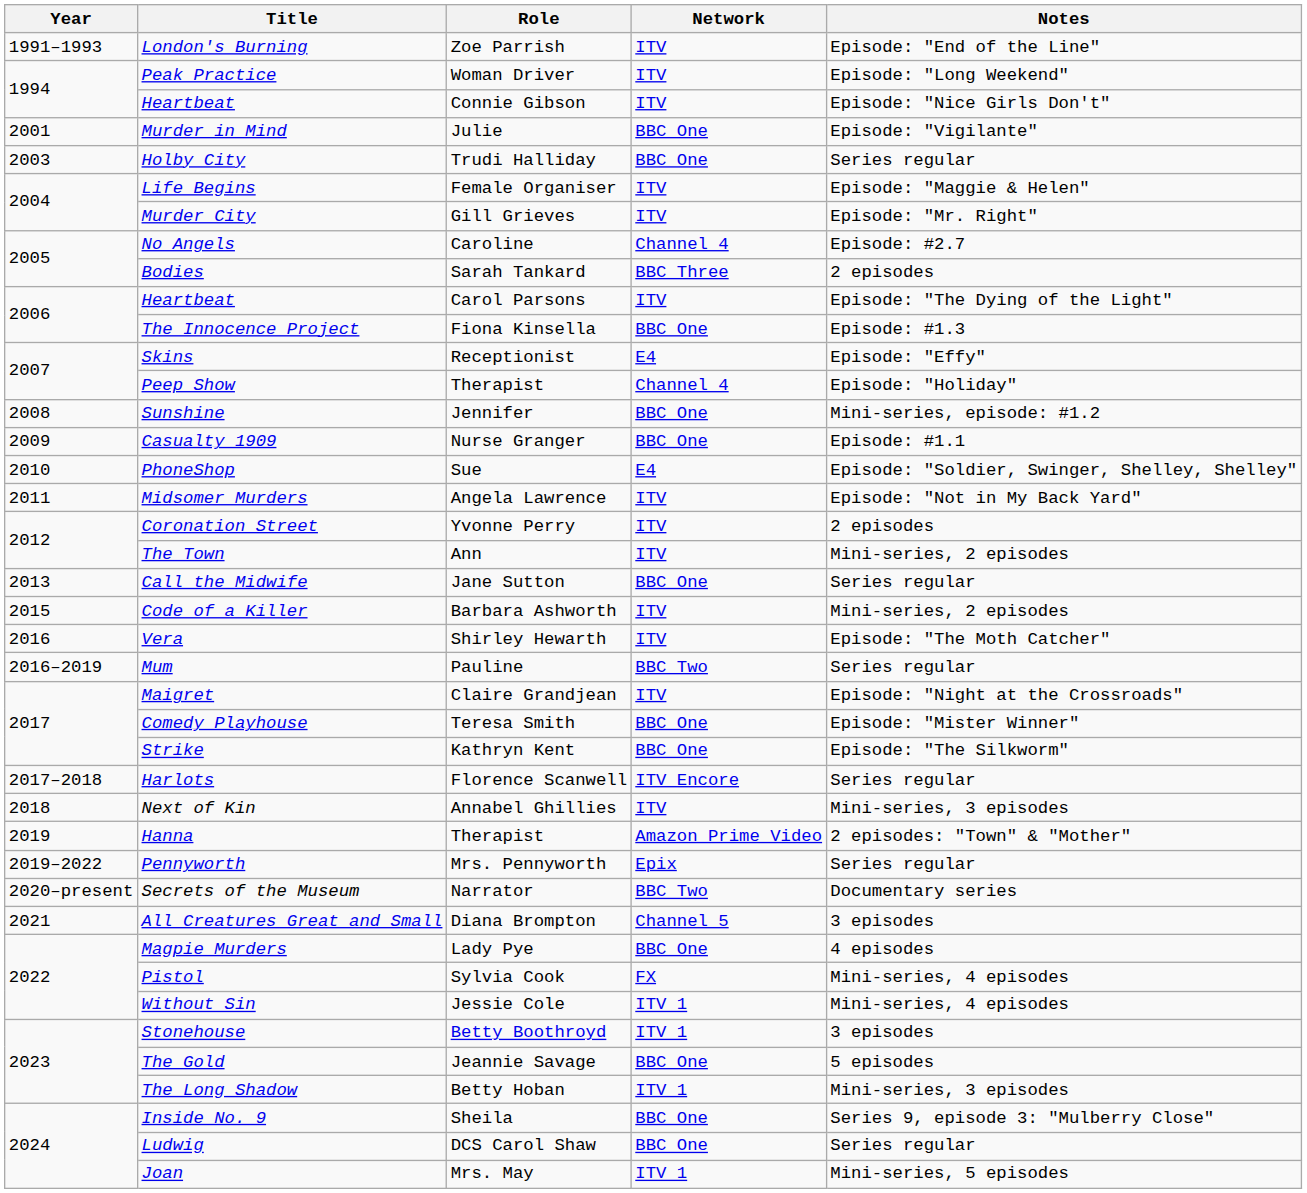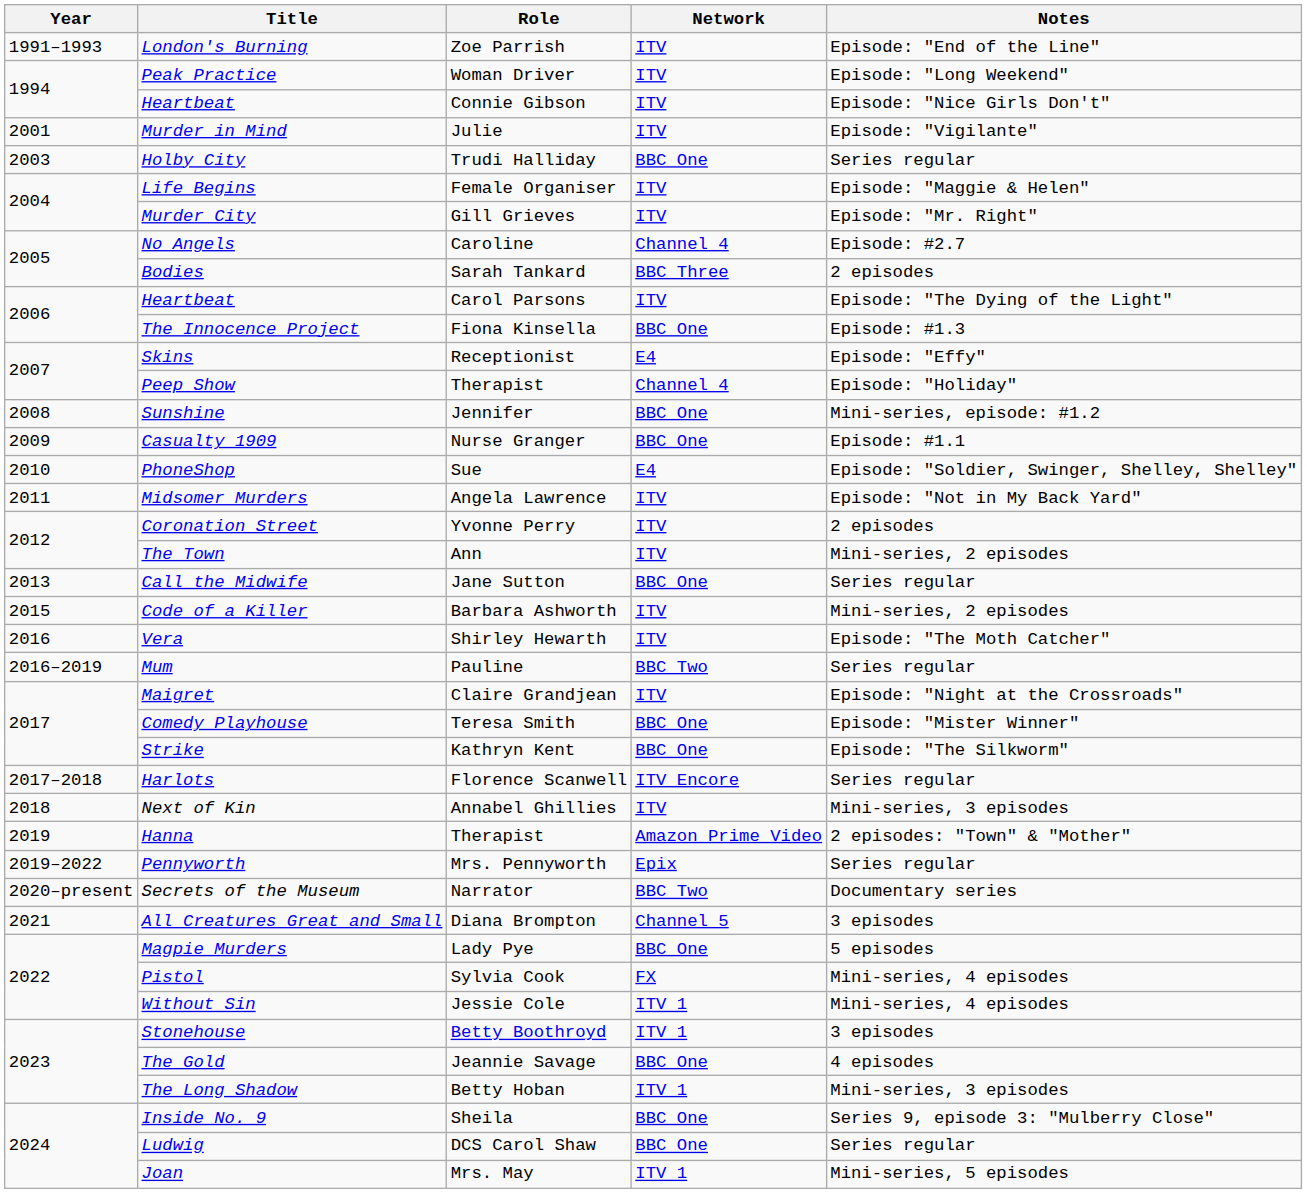(672, 131) BBC One -> (651, 131) ITV
(882, 949) 4 episodes -> (882, 949) 5 episodes
(882, 1061) 5 episodes -> (882, 1061) 4 episodes
